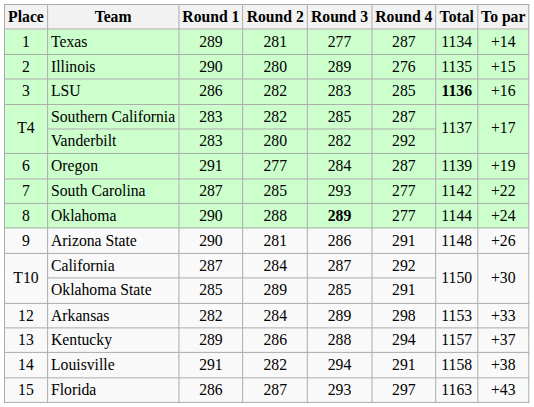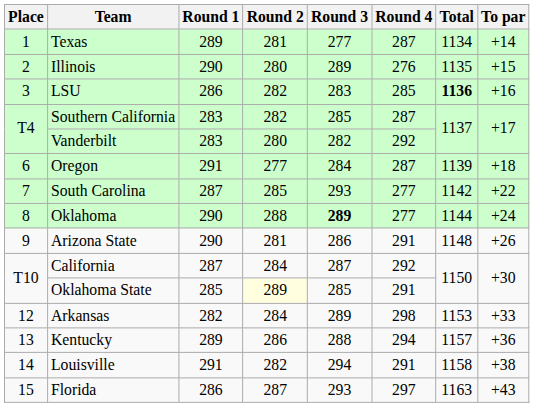(503, 166) +19 -> (503, 166) +18
(275, 290) no background -> (275, 290) lightyellow background
(503, 340) +37 -> (503, 340) +36
